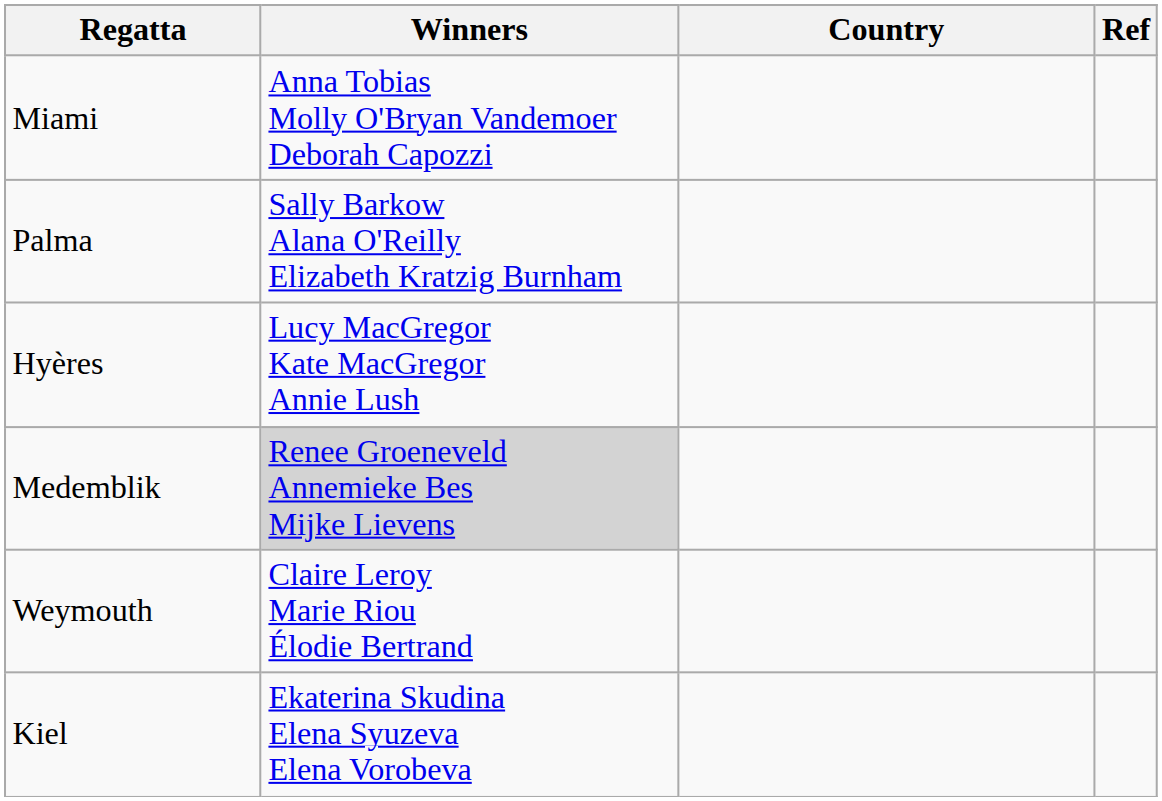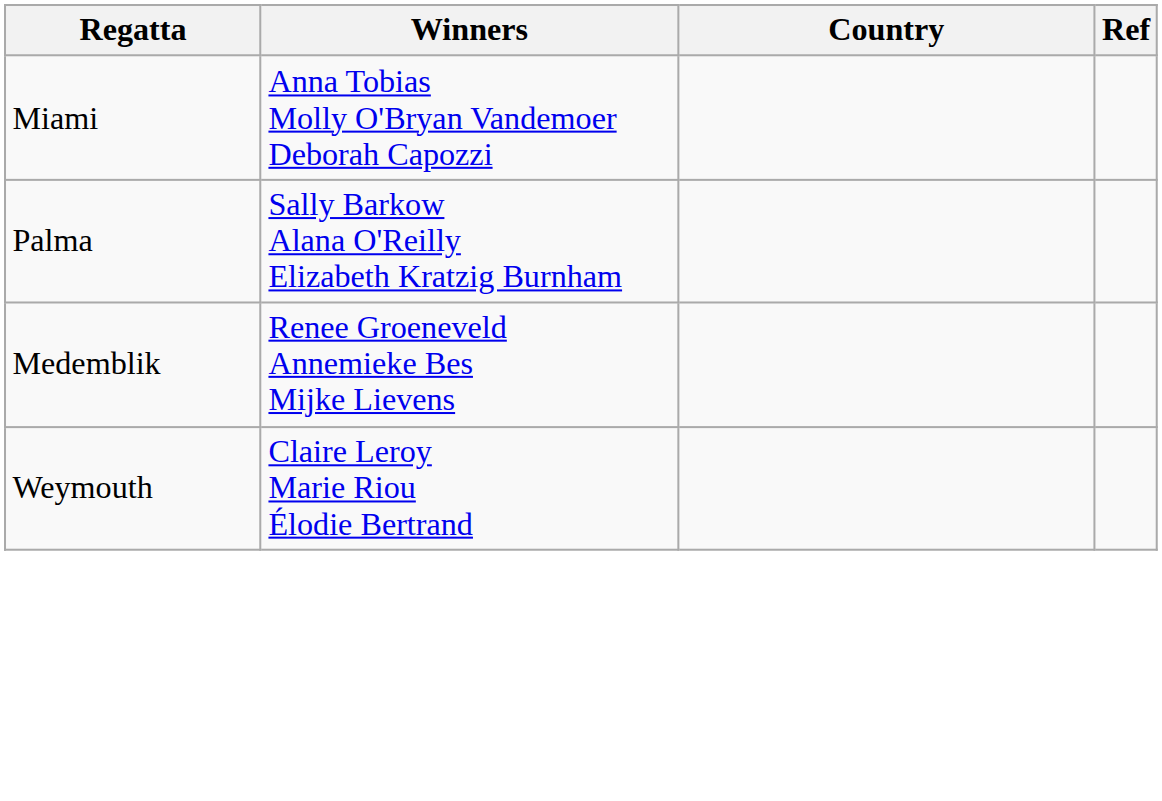- row: (58, 363)
(388, 487) lightgrey background -> (388, 363) no background
- row: (40, 734)
